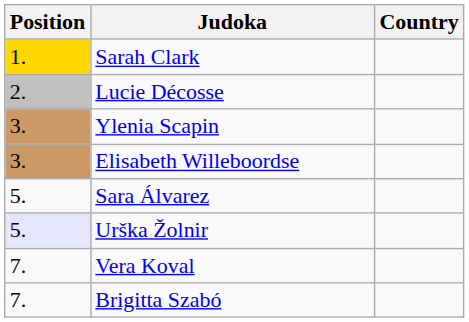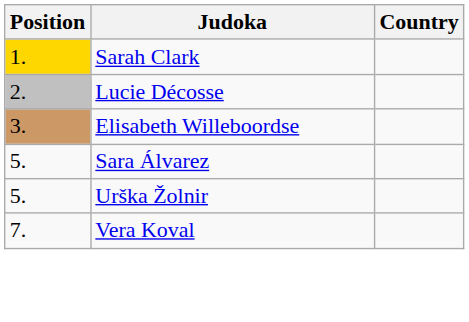- row: (157, 126)
(18, 230) lavender background -> (18, 195) no background
- row: (158, 299)
